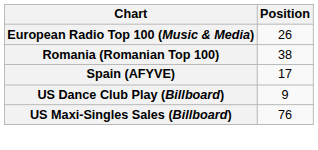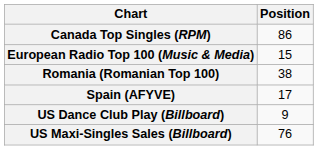+ row: (131, 34)
(285, 34) 26 -> (285, 54) 15
